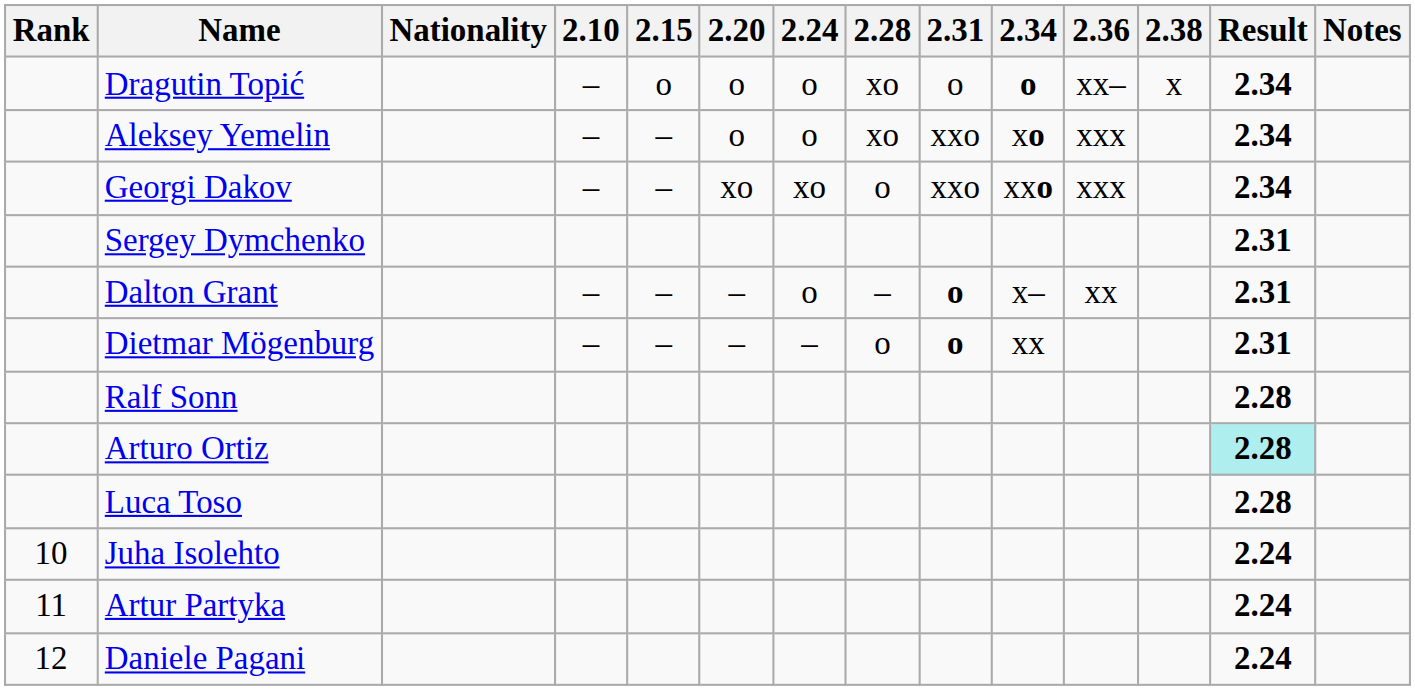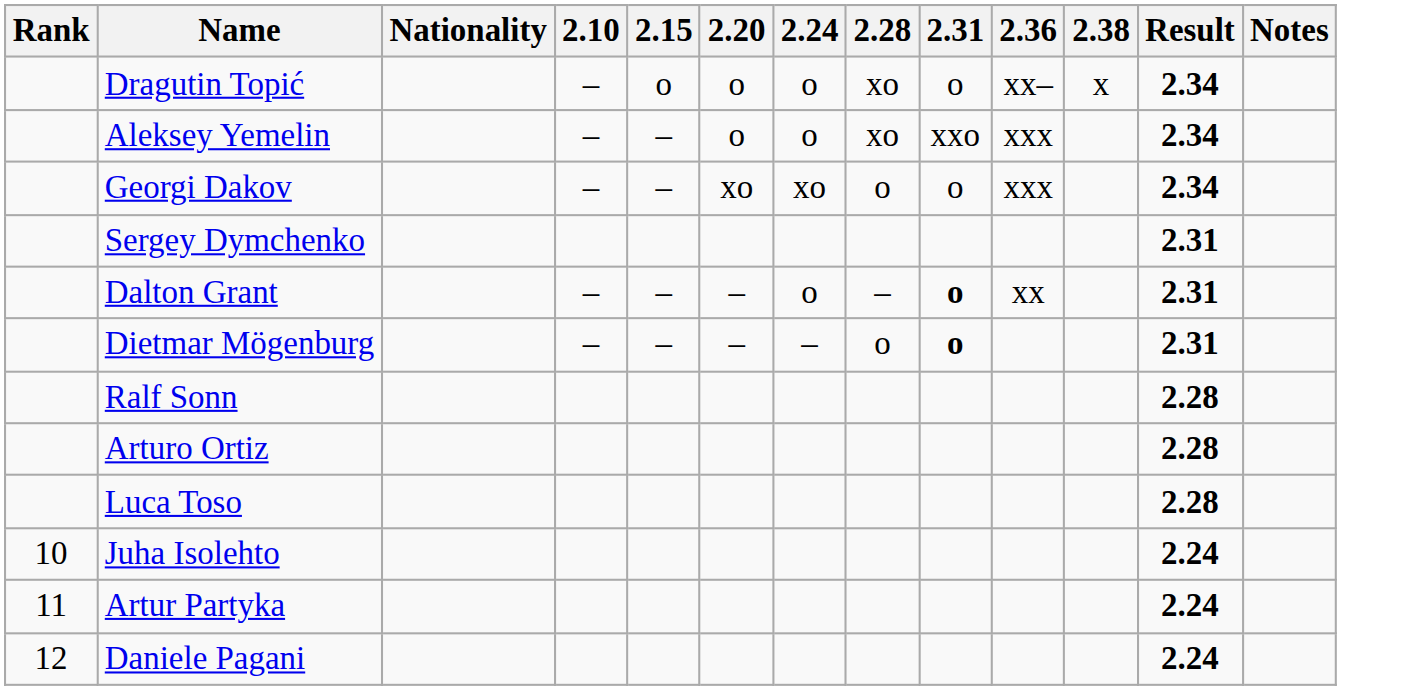- column: (1028, 30)
(955, 187) xxo -> (955, 187) o
(1263, 448) paleturquoise background -> (1190, 448) no background
